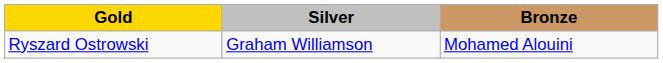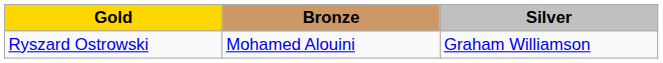columns swapped: (331, 17) <-> (549, 17)
